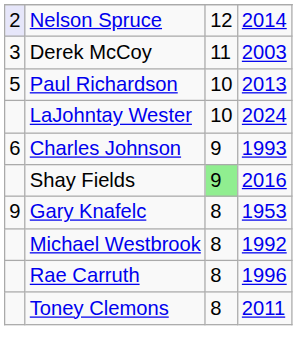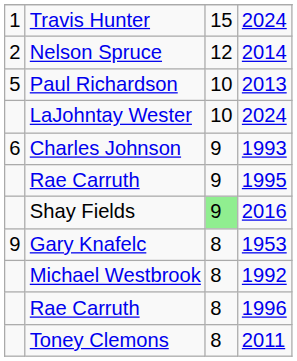+ row: (90, 20)
(15, 20) lavender background -> (15, 52) no background
- row: (91, 52)
+ row: (85, 180)
